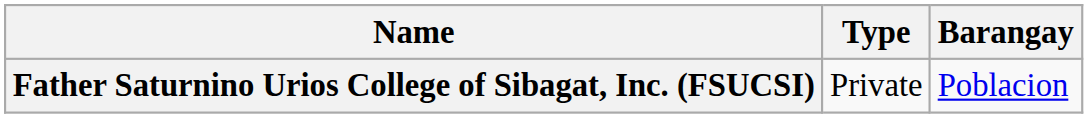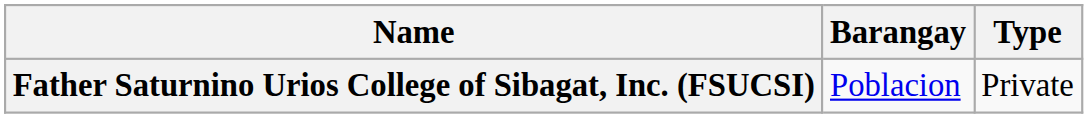columns swapped: (876, 31) <-> (1006, 31)
